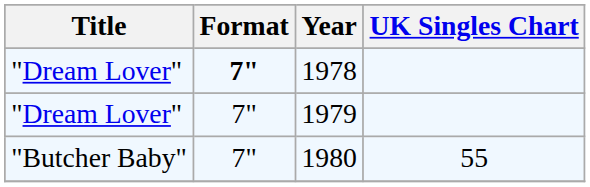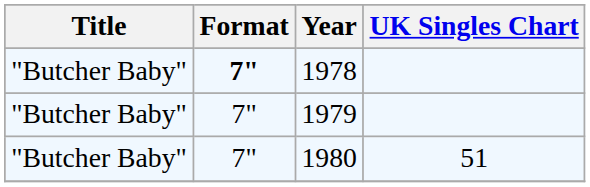(97, 70) "Dream Lover" -> (99, 70) "Butcher Baby"
(97, 114) "Dream Lover" -> (99, 114) "Butcher Baby"
(474, 158) 55 -> (474, 158) 51
